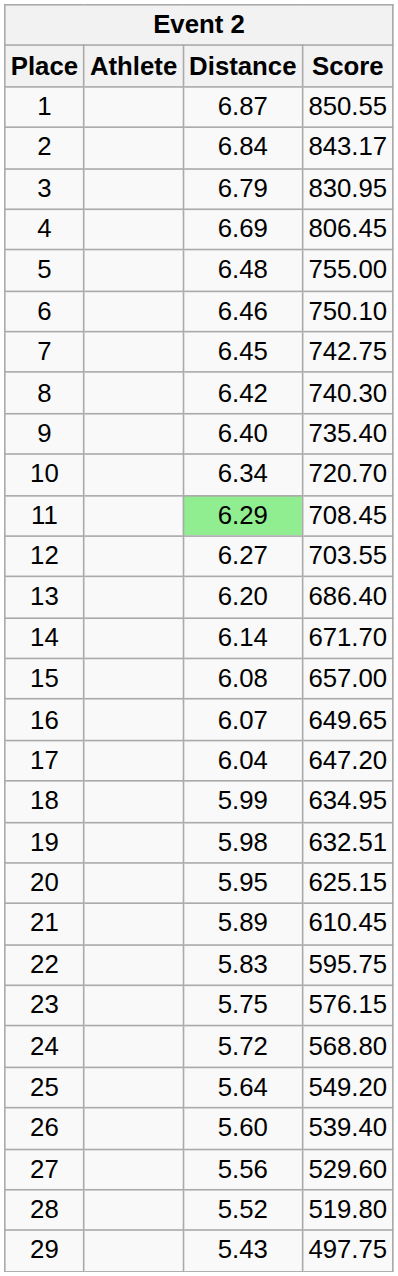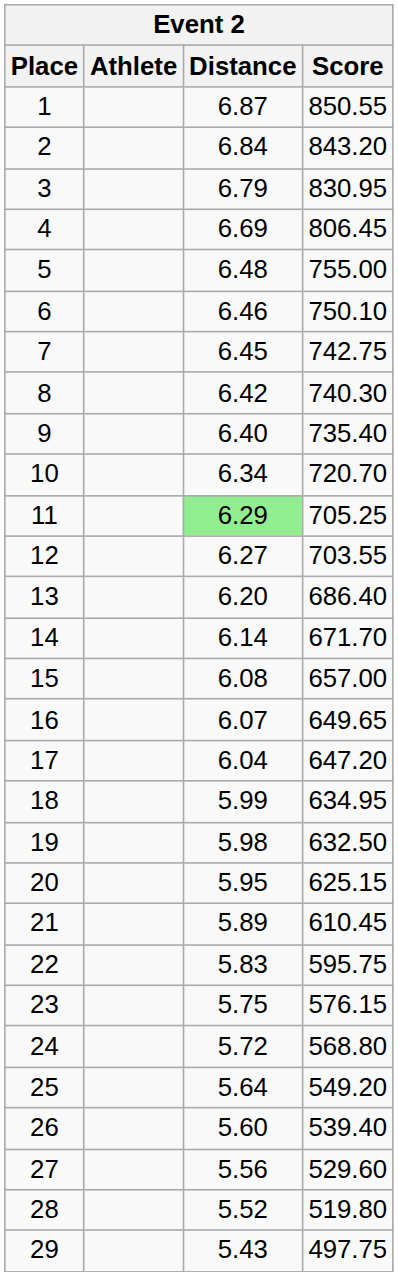(348, 147) 843.17 -> (348, 147) 843.20
(348, 515) 708.45 -> (348, 515) 705.25
(348, 842) 632.51 -> (348, 842) 632.50
